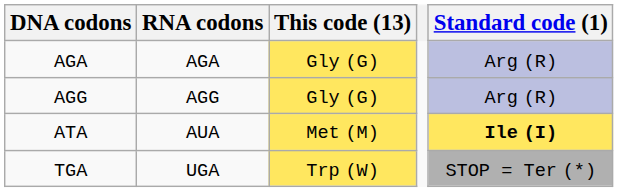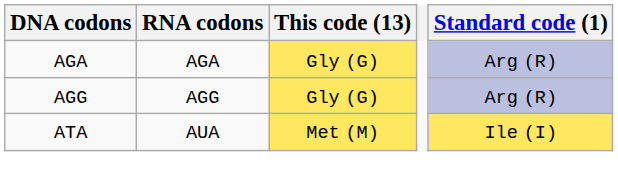(521, 132) bold -> (521, 132) normal
- row: (71, 170)
